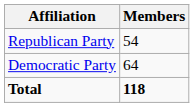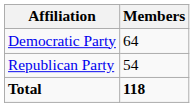rows swapped: (62, 65) <-> (61, 41)
